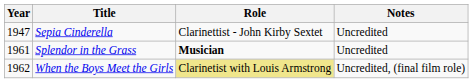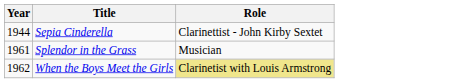- column: (401, 13)
(19, 31) 1947 -> (19, 31) 1944
(201, 50) bold -> (200, 50) normal
